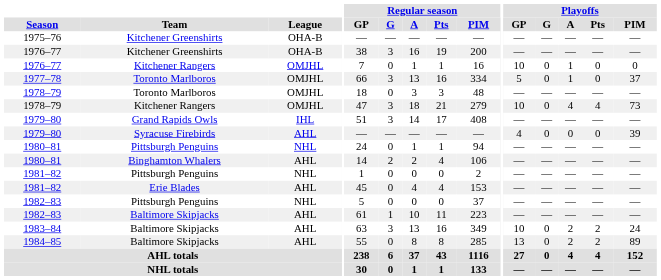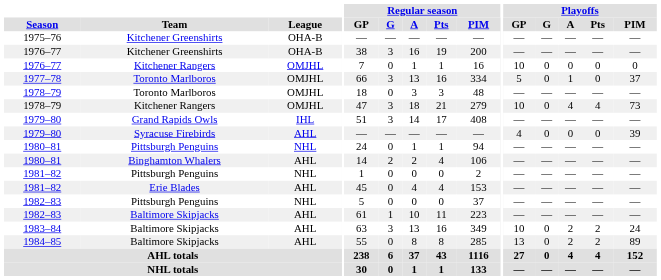(570, 65) 1 -> (570, 65) 0
